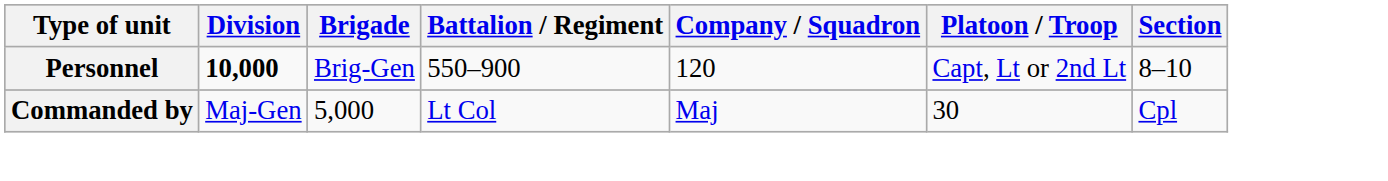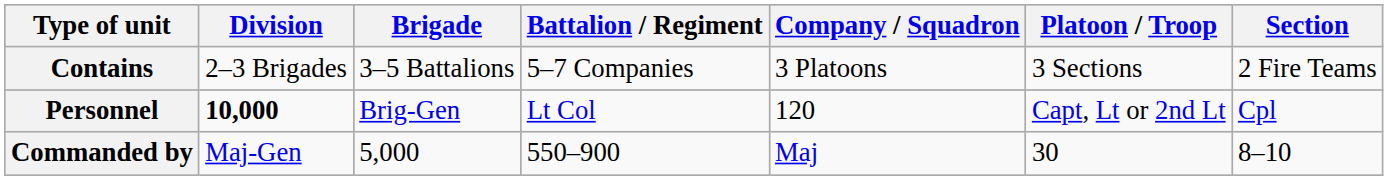+ row: (102, 68)
(474, 68) 550–900 -> (561, 110) Lt Col
(1165, 68) 8–10 -> (1257, 110) Cpl
(462, 110) Lt Col -> (573, 152) 550–900
(1158, 110) Cpl -> (1265, 152) 8–10
